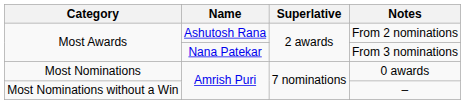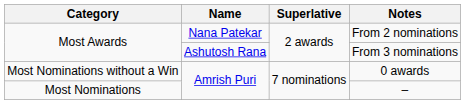(225, 33) Ashutosh Rana -> (225, 33) Nana Patekar
(225, 52) Nana Patekar -> (225, 52) Ashutosh Rana
(93, 71) Most Nominations -> (93, 71) Most Nominations without a Win
(93, 90) Most Nominations without a Win -> (93, 90) Most Nominations
